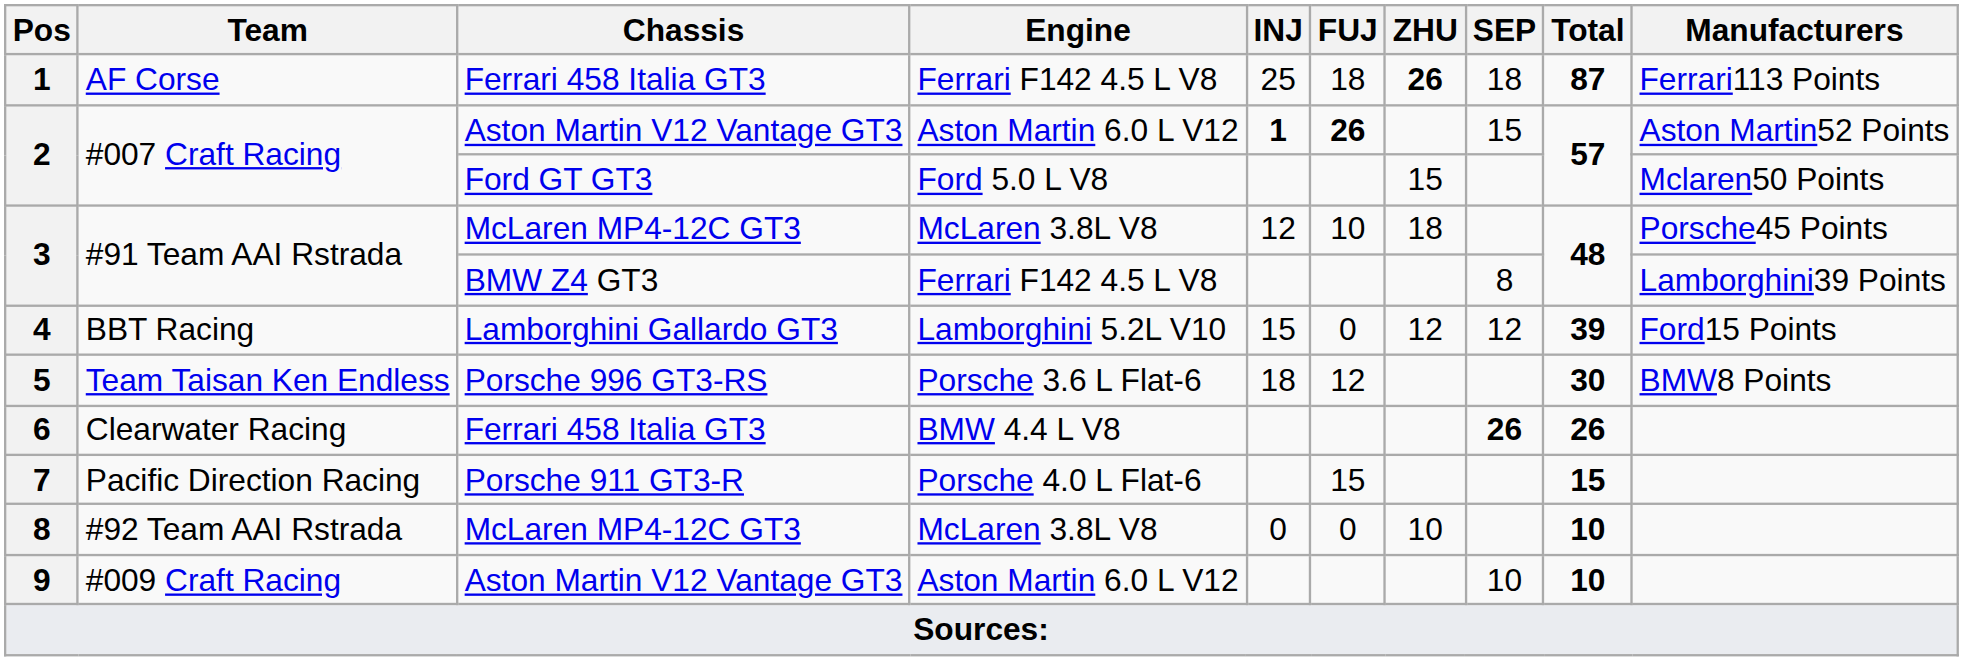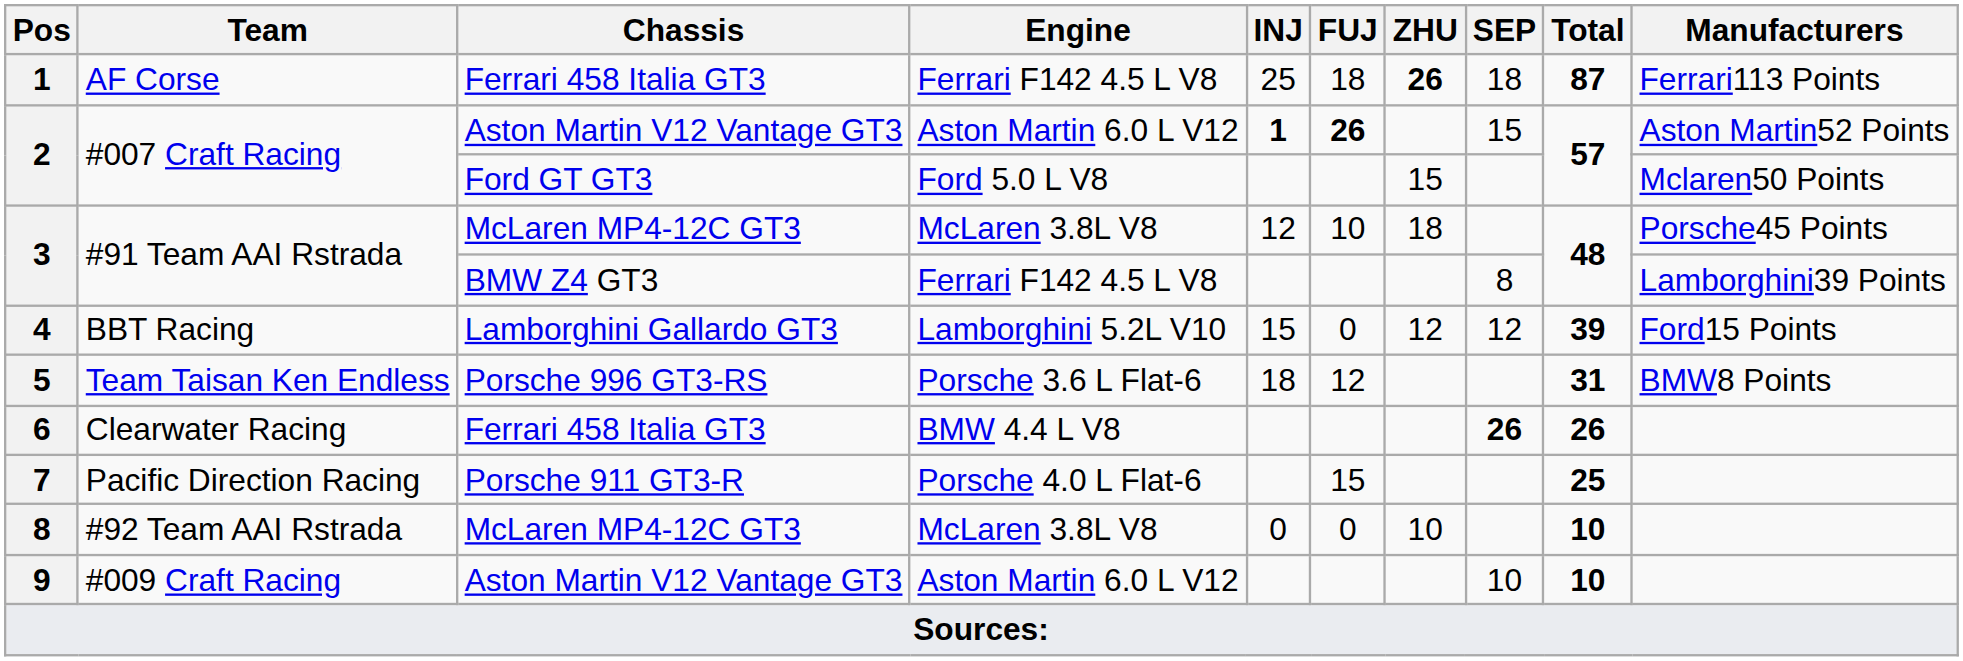(1588, 379) 30 -> (1588, 379) 31
(1588, 479) 15 -> (1588, 479) 25
